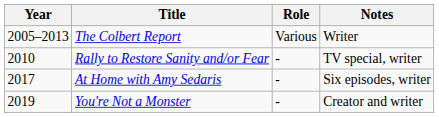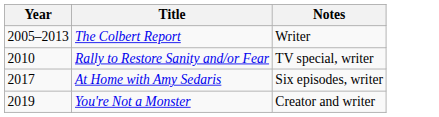- column: (296, 15)
